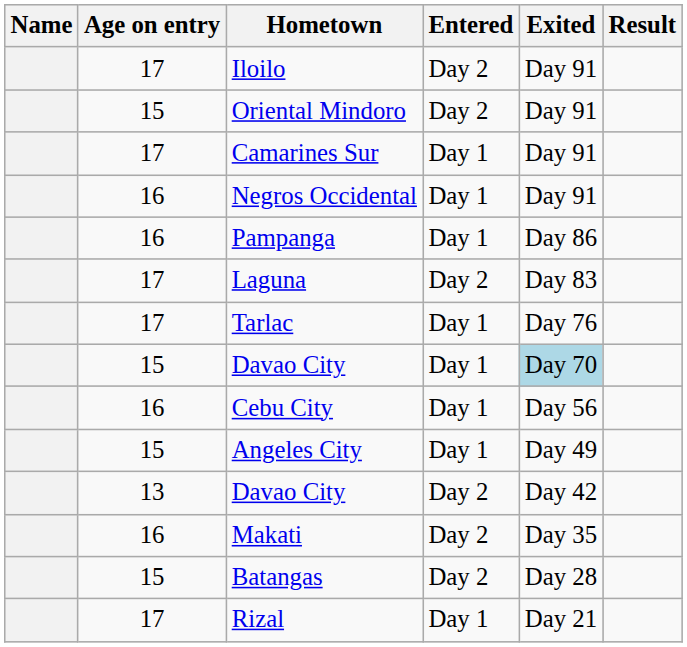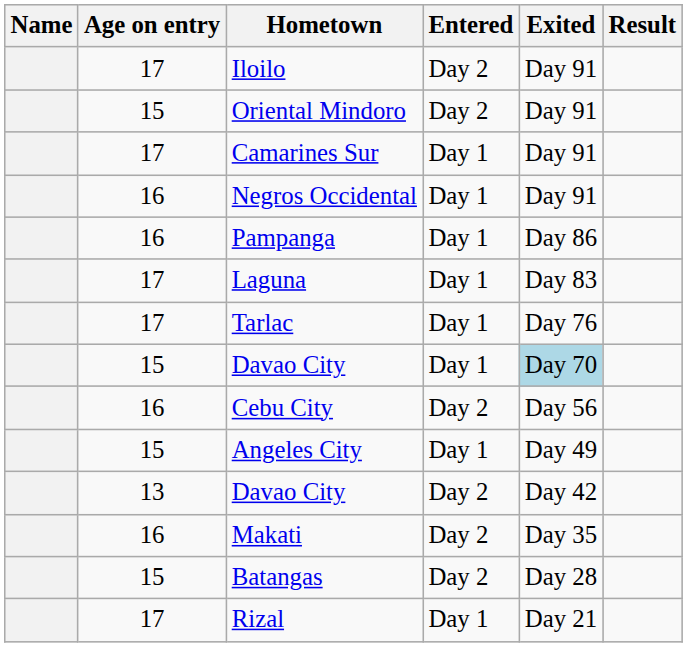(458, 280) Day 2 -> (458, 280) Day 1
(458, 407) Day 1 -> (458, 407) Day 2
